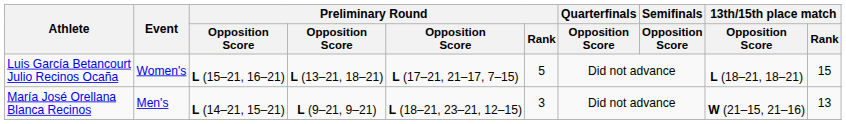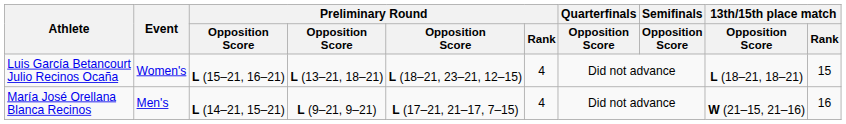(455, 78) L (17–21, 21–17, 7–15) -> (455, 78) L (18–21, 23–21, 12–15)
(542, 71) 5 -> (542, 71) 4
(455, 110) L (18–21, 23–21, 12–15) -> (455, 110) L (17–21, 21–17, 7–15)
(542, 103) 3 -> (542, 103) 4
(825, 103) 13 -> (825, 103) 16
